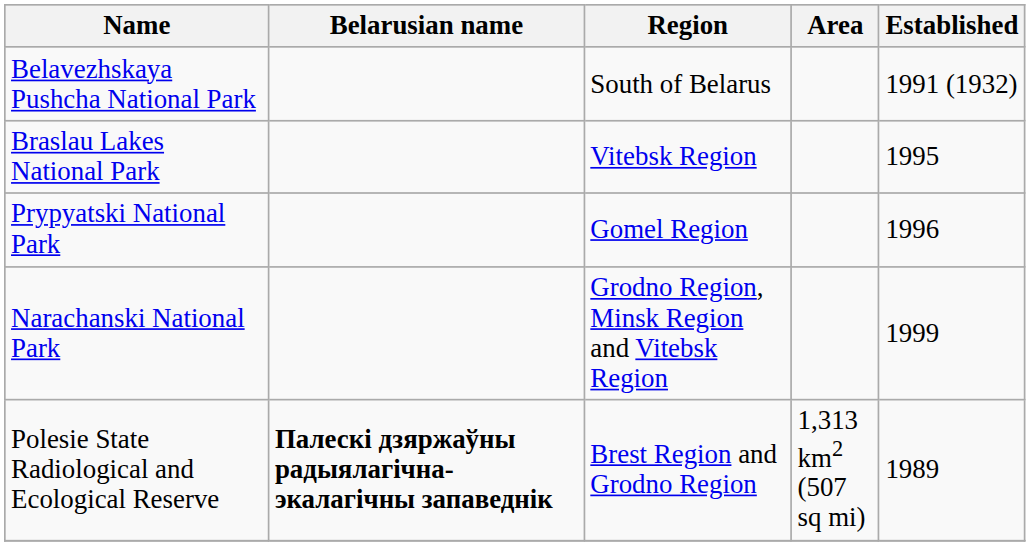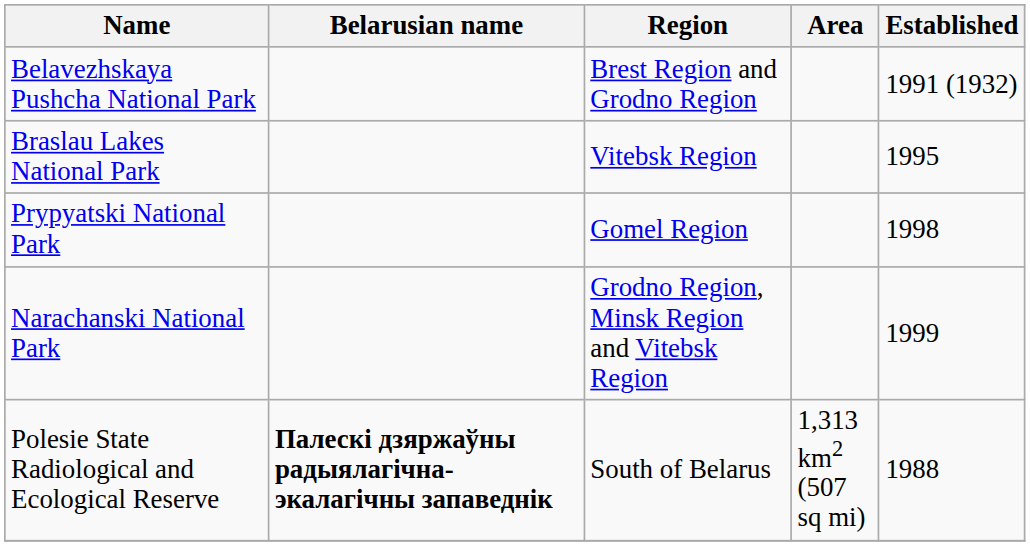(681, 83) South of Belarus -> (684, 83) Brest Region and Grodno Region
(912, 229) 1996 -> (912, 229) 1998
(684, 469) Brest Region and Grodno Region -> (681, 469) South of Belarus
(912, 469) 1989 -> (912, 469) 1988
